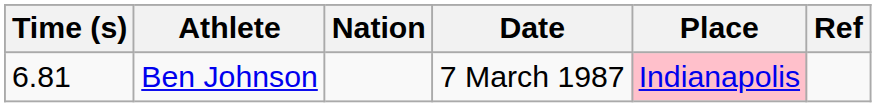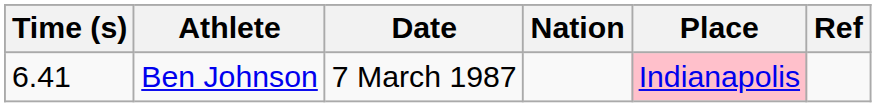columns swapped: (379, 28) <-> (532, 28)
(41, 76) 6.81 -> (41, 76) 6.41
